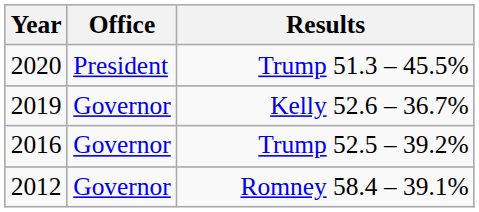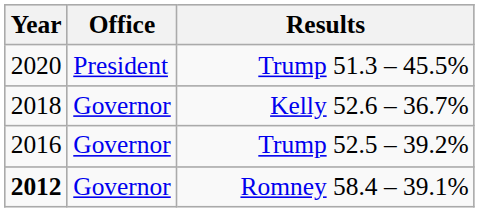(36, 105) 2019 -> (36, 105) 2018
(36, 186) normal -> (36, 186) bold
